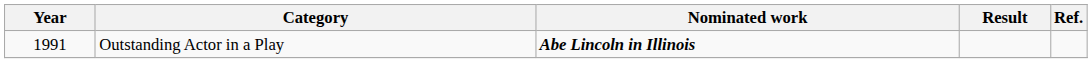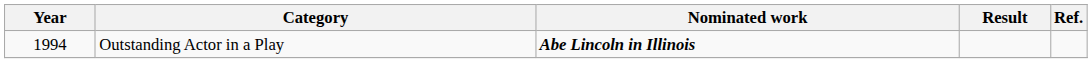(50, 44) 1991 -> (50, 44) 1994
